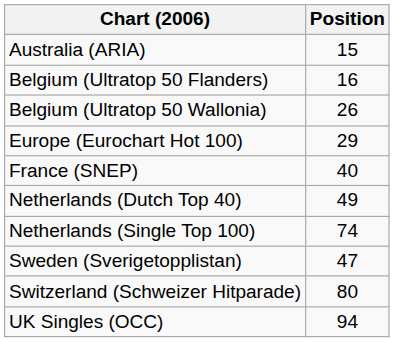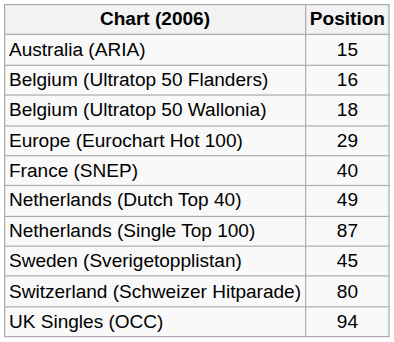(347, 110) 26 -> (347, 110) 18
(347, 230) 74 -> (347, 230) 87
(347, 261) 47 -> (347, 261) 45
